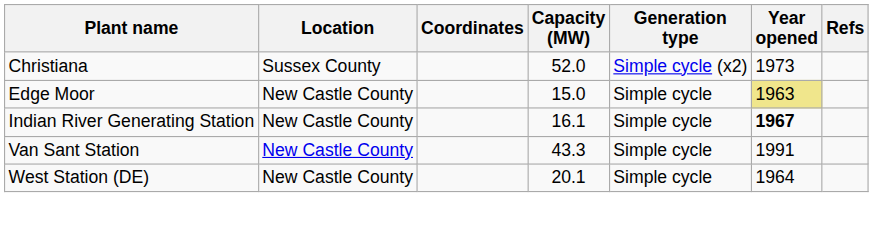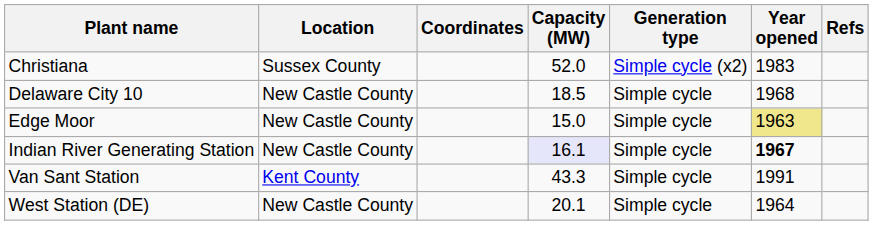(775, 66) 1973 -> (775, 66) 1983
+ row: (76, 94)
(569, 121) no background -> (569, 149) lavender background
(338, 149) New Castle County -> (311, 177) Kent County
